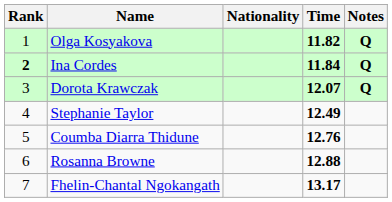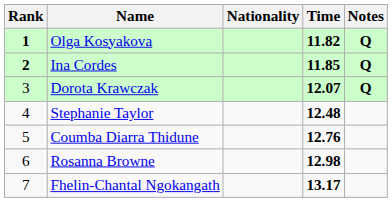(26, 40) normal -> (26, 40) bold
(323, 64) 11.84 -> (323, 64) 11.85
(323, 112) 12.49 -> (323, 112) 12.48
(323, 161) 12.88 -> (323, 161) 12.98
